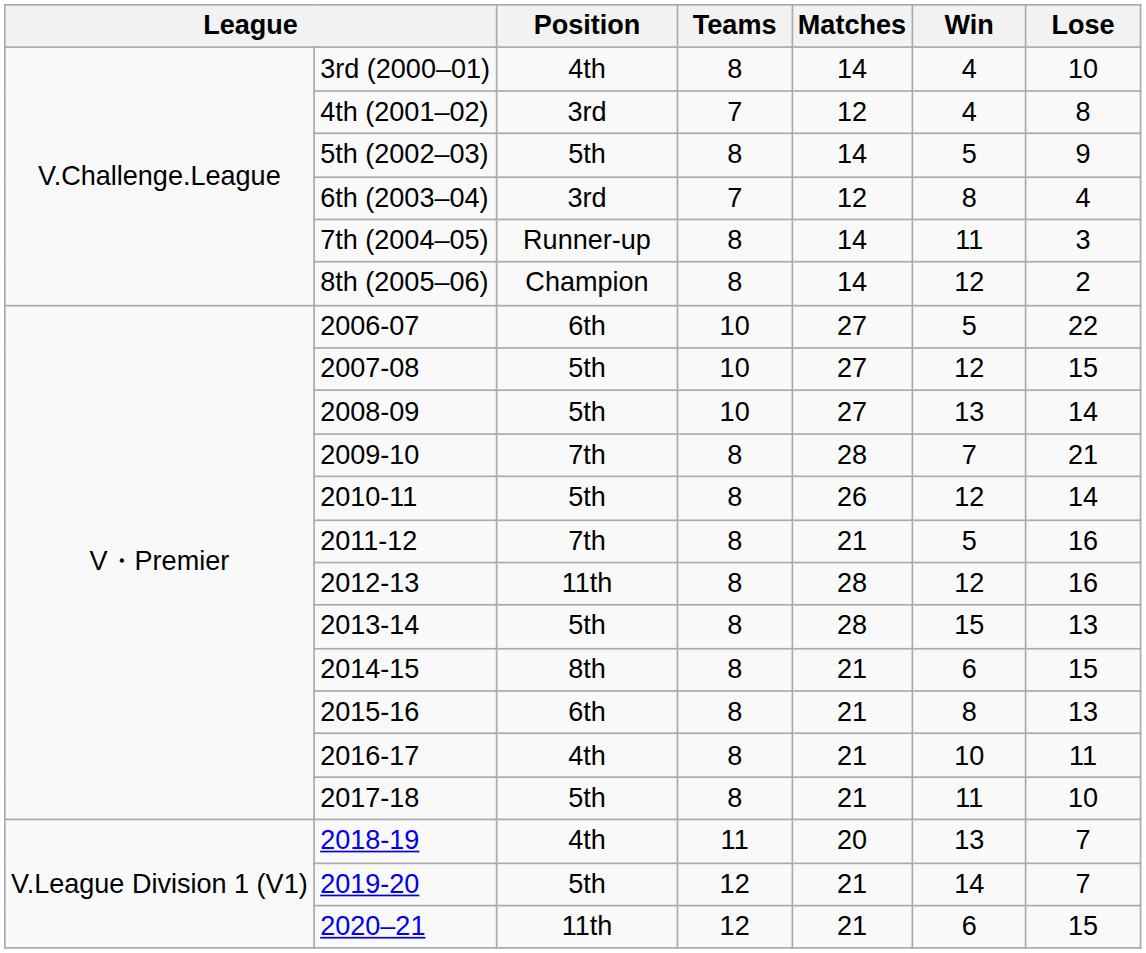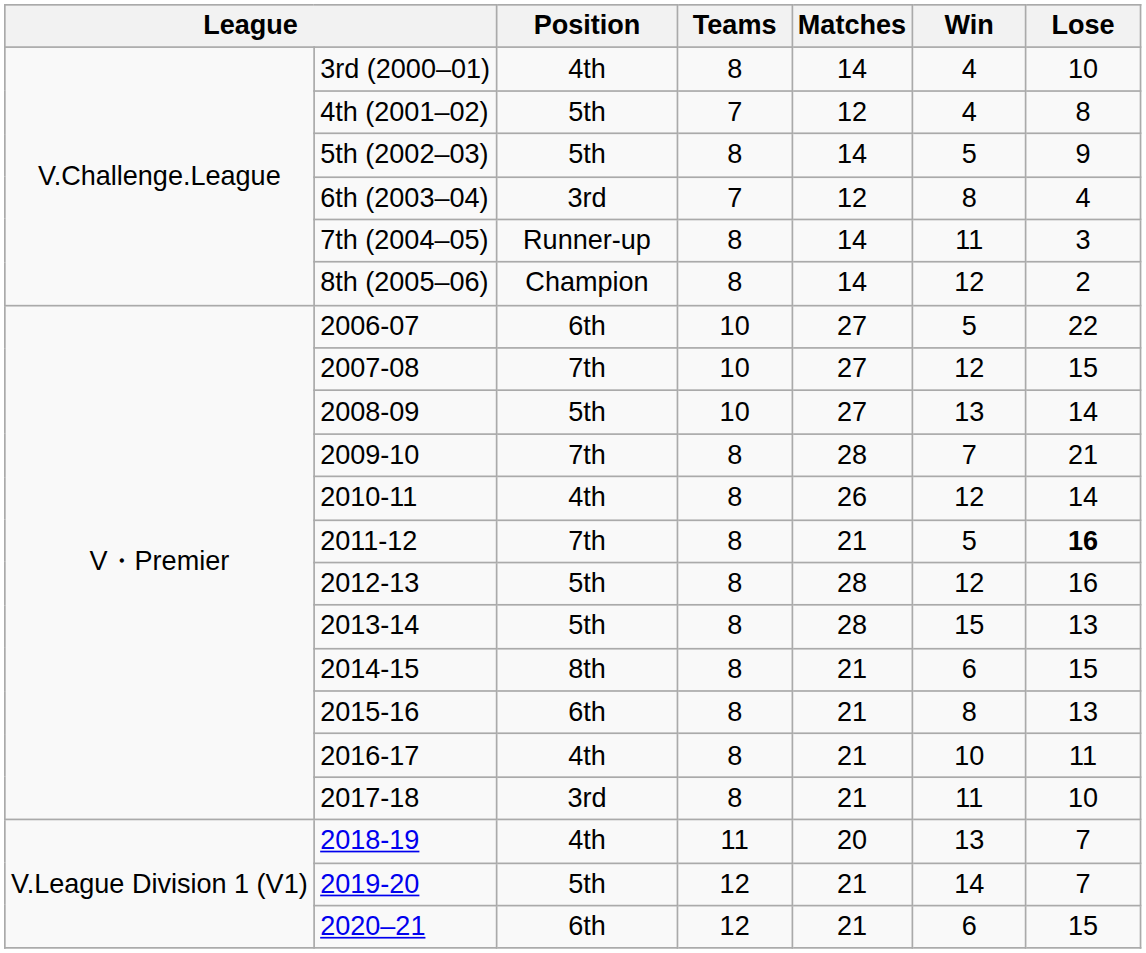(587, 111) 3rd -> (587, 111) 5th
(587, 369) 5th -> (587, 369) 7th
(587, 497) 5th -> (587, 497) 4th
(1083, 540) normal -> (1083, 540) bold
(587, 583) 11th -> (587, 583) 5th
(587, 797) 5th -> (587, 797) 3rd
(587, 926) 11th -> (587, 926) 6th
